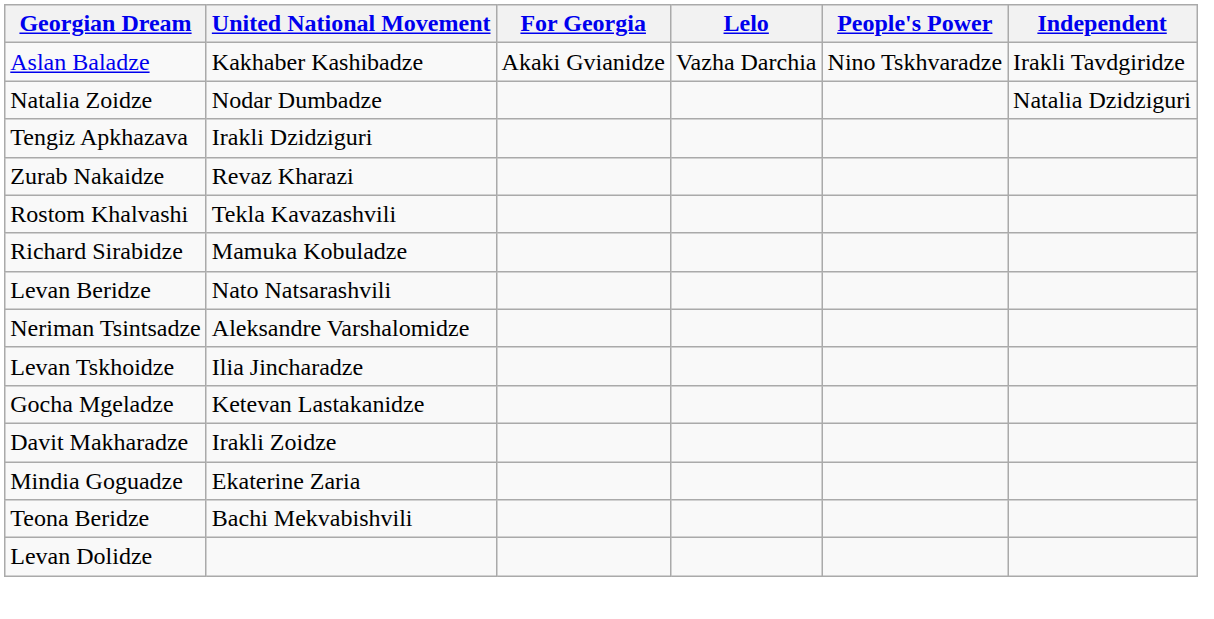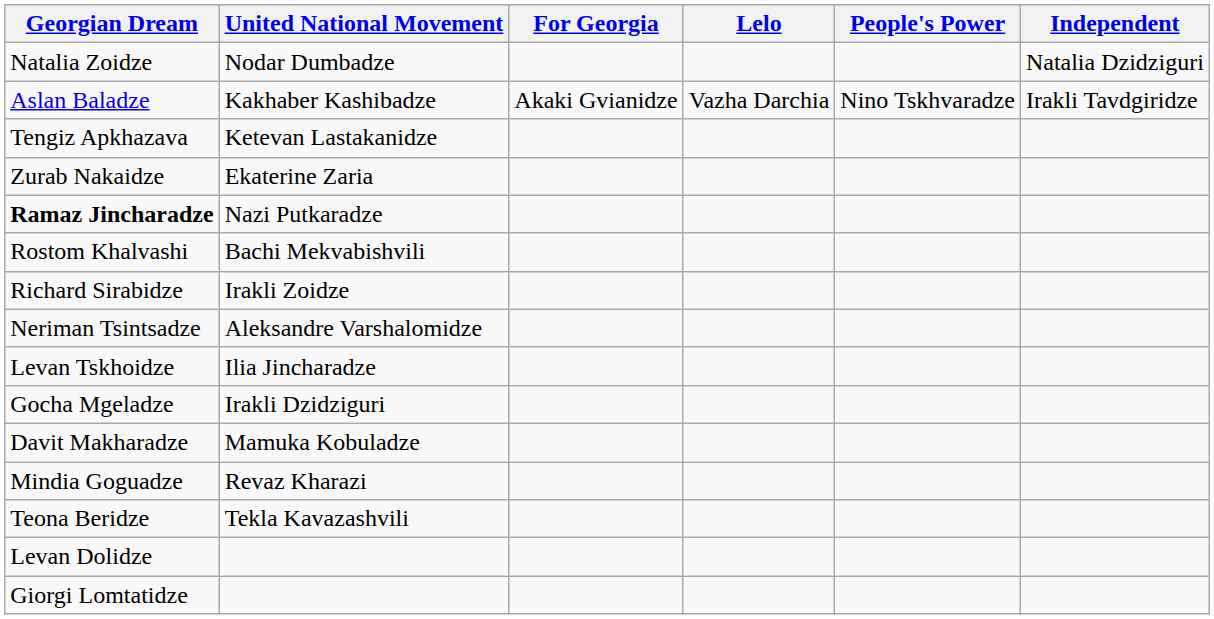rows swapped: (80, 61) <-> (81, 99)
(292, 137) Irakli Dzidziguri -> (331, 137) Ketevan Lastakanidze
(283, 175) Revaz Kharazi -> (299, 175) Ekaterine Zaria
+ row: (112, 213)
(304, 213) Tekla Kavazashvili -> (325, 251) Bachi Mekvabishvili
(309, 251) Mamuka Kobuladze -> (287, 289) Irakli Zoidze
- row: (81, 289)
(318, 404) Ketevan Lastakanidze -> (305, 404) Irakli Dzidziguri
(274, 442) Irakli Zoidze -> (322, 442) Mamuka Kobuladze
(286, 480) Ekaterine Zaria -> (296, 480) Revaz Kharazi
(312, 518) Bachi Mekvabishvili -> (317, 518) Tekla Kavazashvili
+ row: (99, 594)
